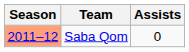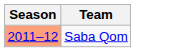- column: (158, 15)
